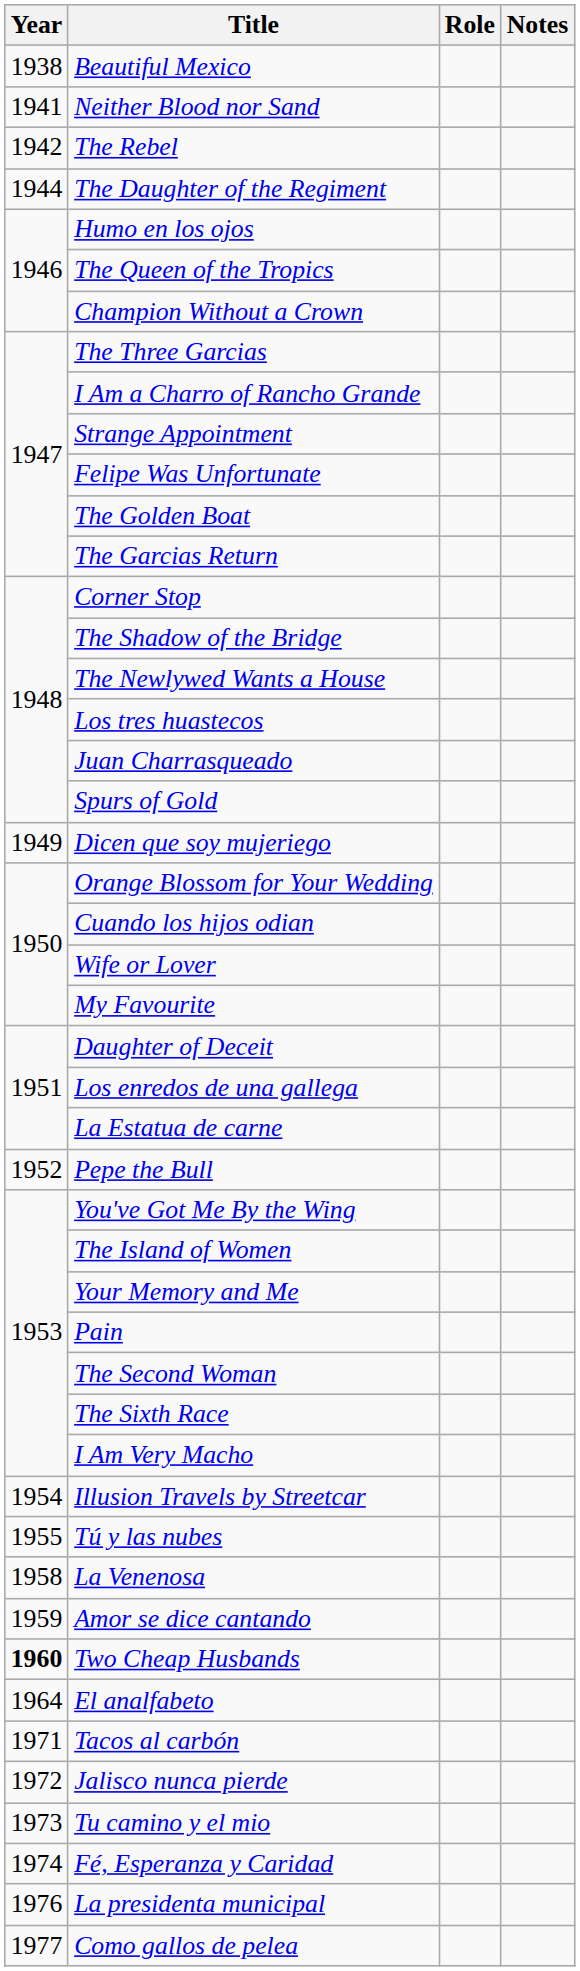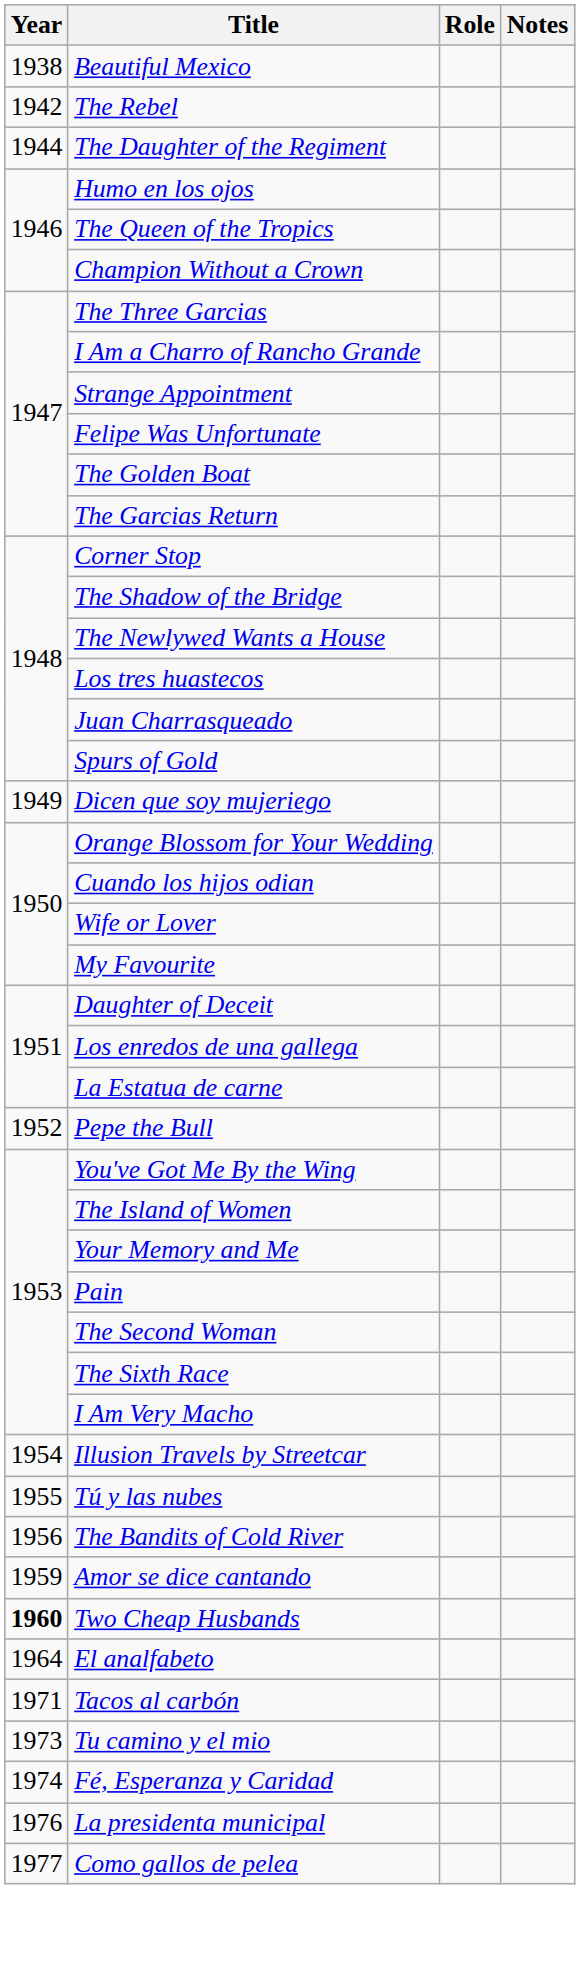- row: (197, 106)
+ row: (209, 1536)
- row: (140, 1577)
- row: (181, 1781)
